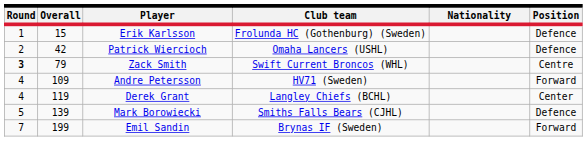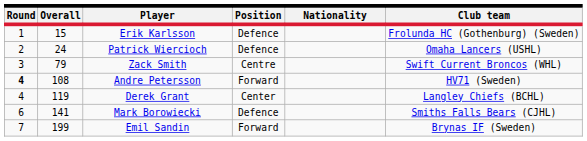columns swapped: (556, 15) <-> (330, 15)
(60, 49) 42 -> (60, 49) 24
(21, 65) bold -> (21, 65) normal
(21, 81) normal -> (21, 81) bold
(60, 81) 109 -> (60, 81) 108
(21, 112) 5 -> (21, 112) 6
(60, 112) 139 -> (60, 112) 141
